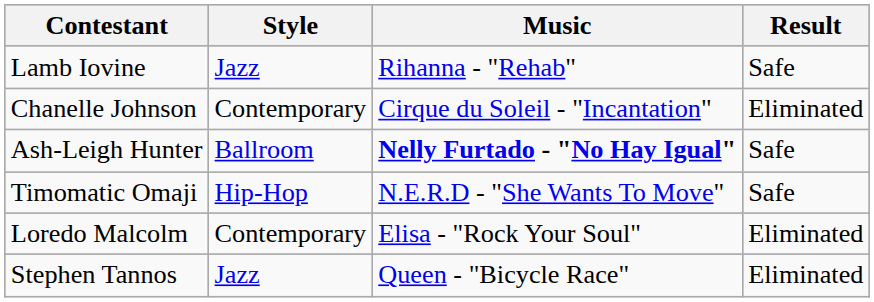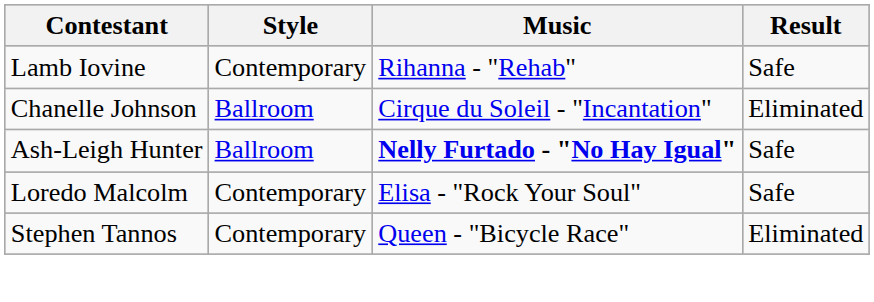(237, 66) Jazz -> (290, 66) Contemporary
(290, 108) Contemporary -> (264, 108) Ballroom
- row: (104, 191)
(806, 233) Eliminated -> (772, 191) Safe
(237, 274) Jazz -> (290, 233) Contemporary
